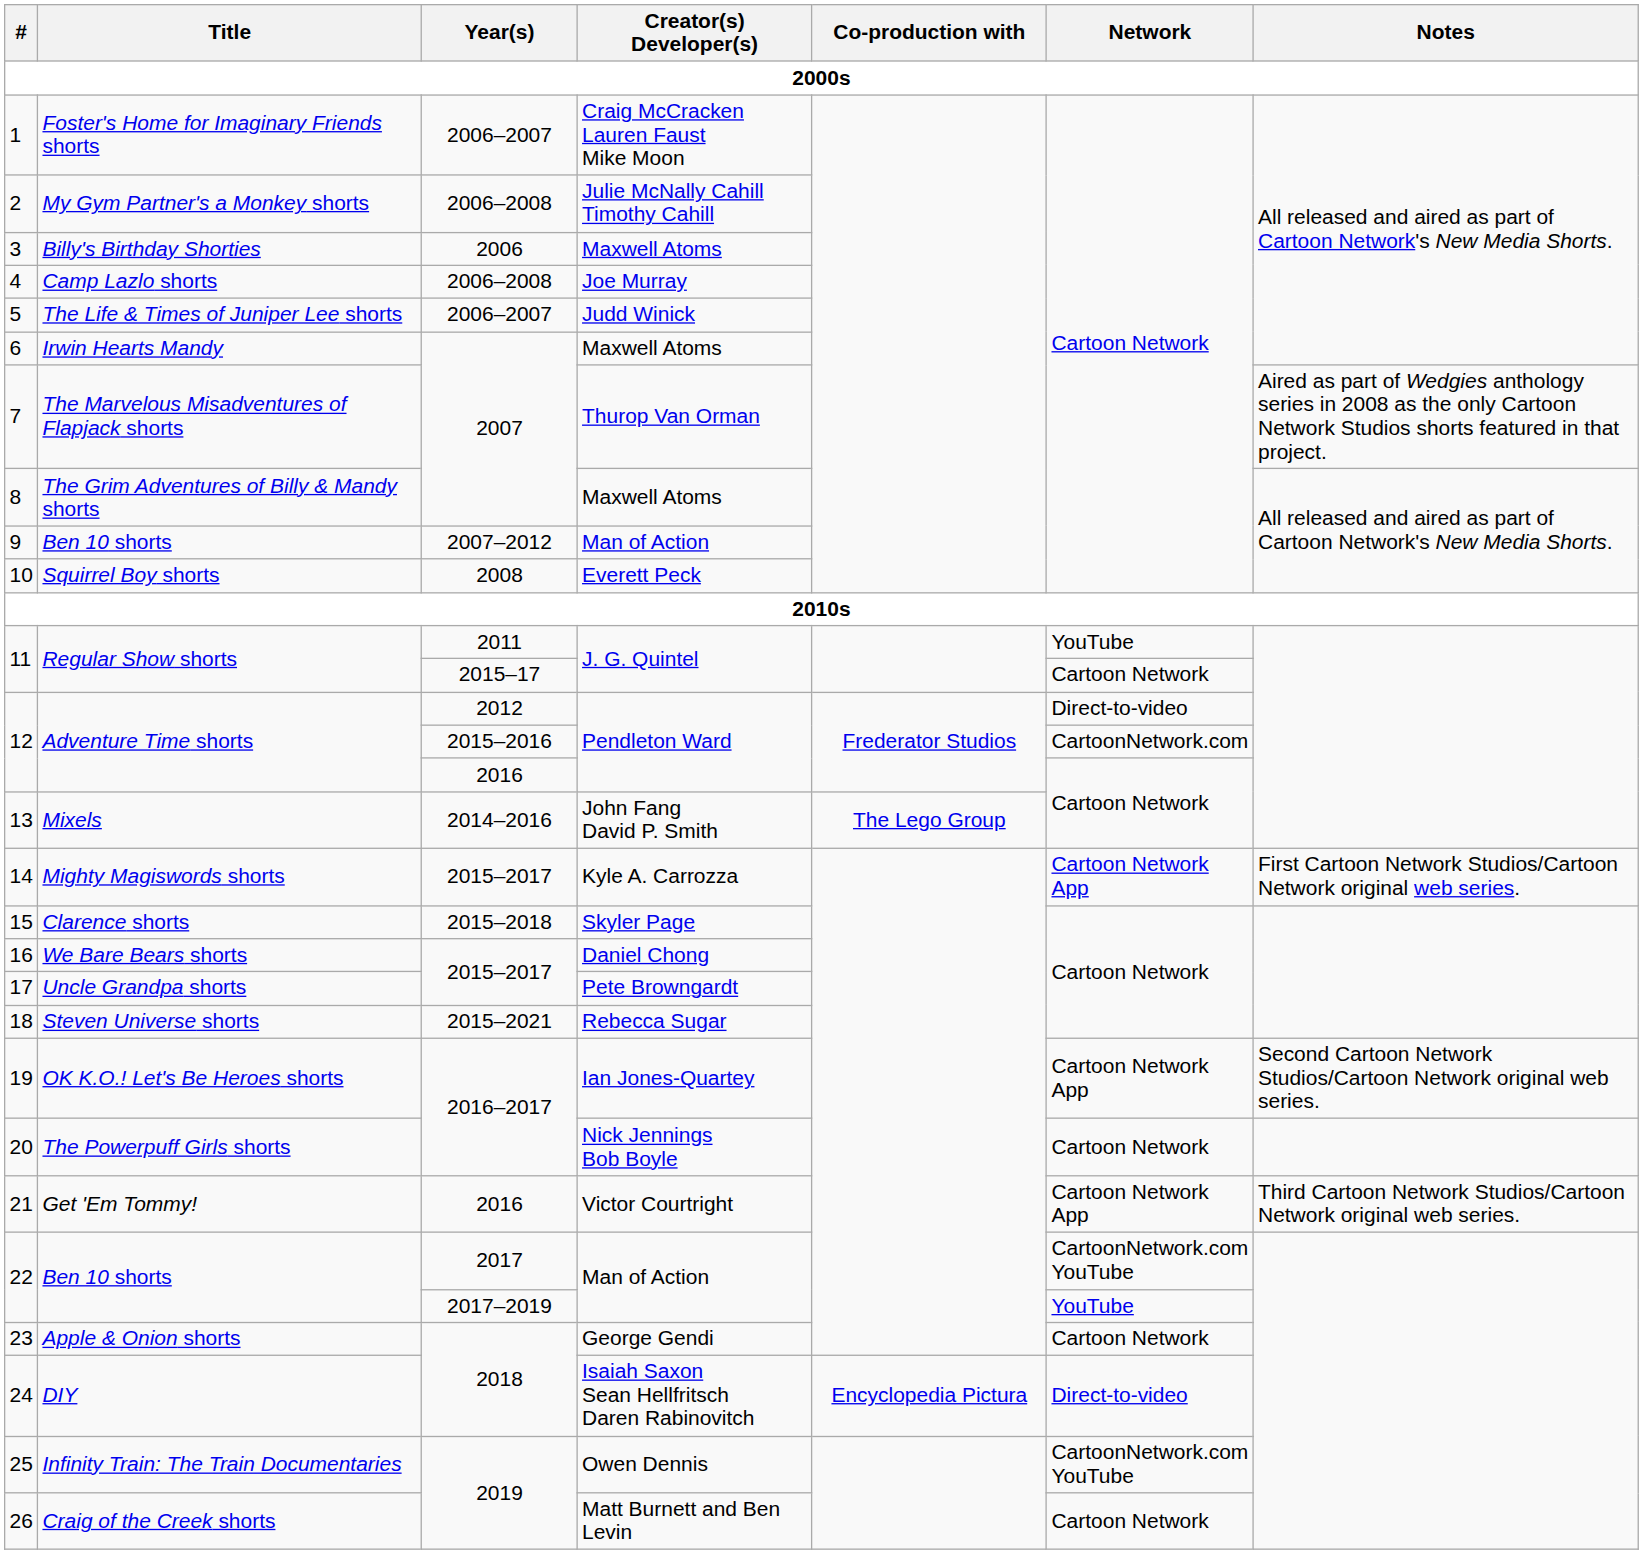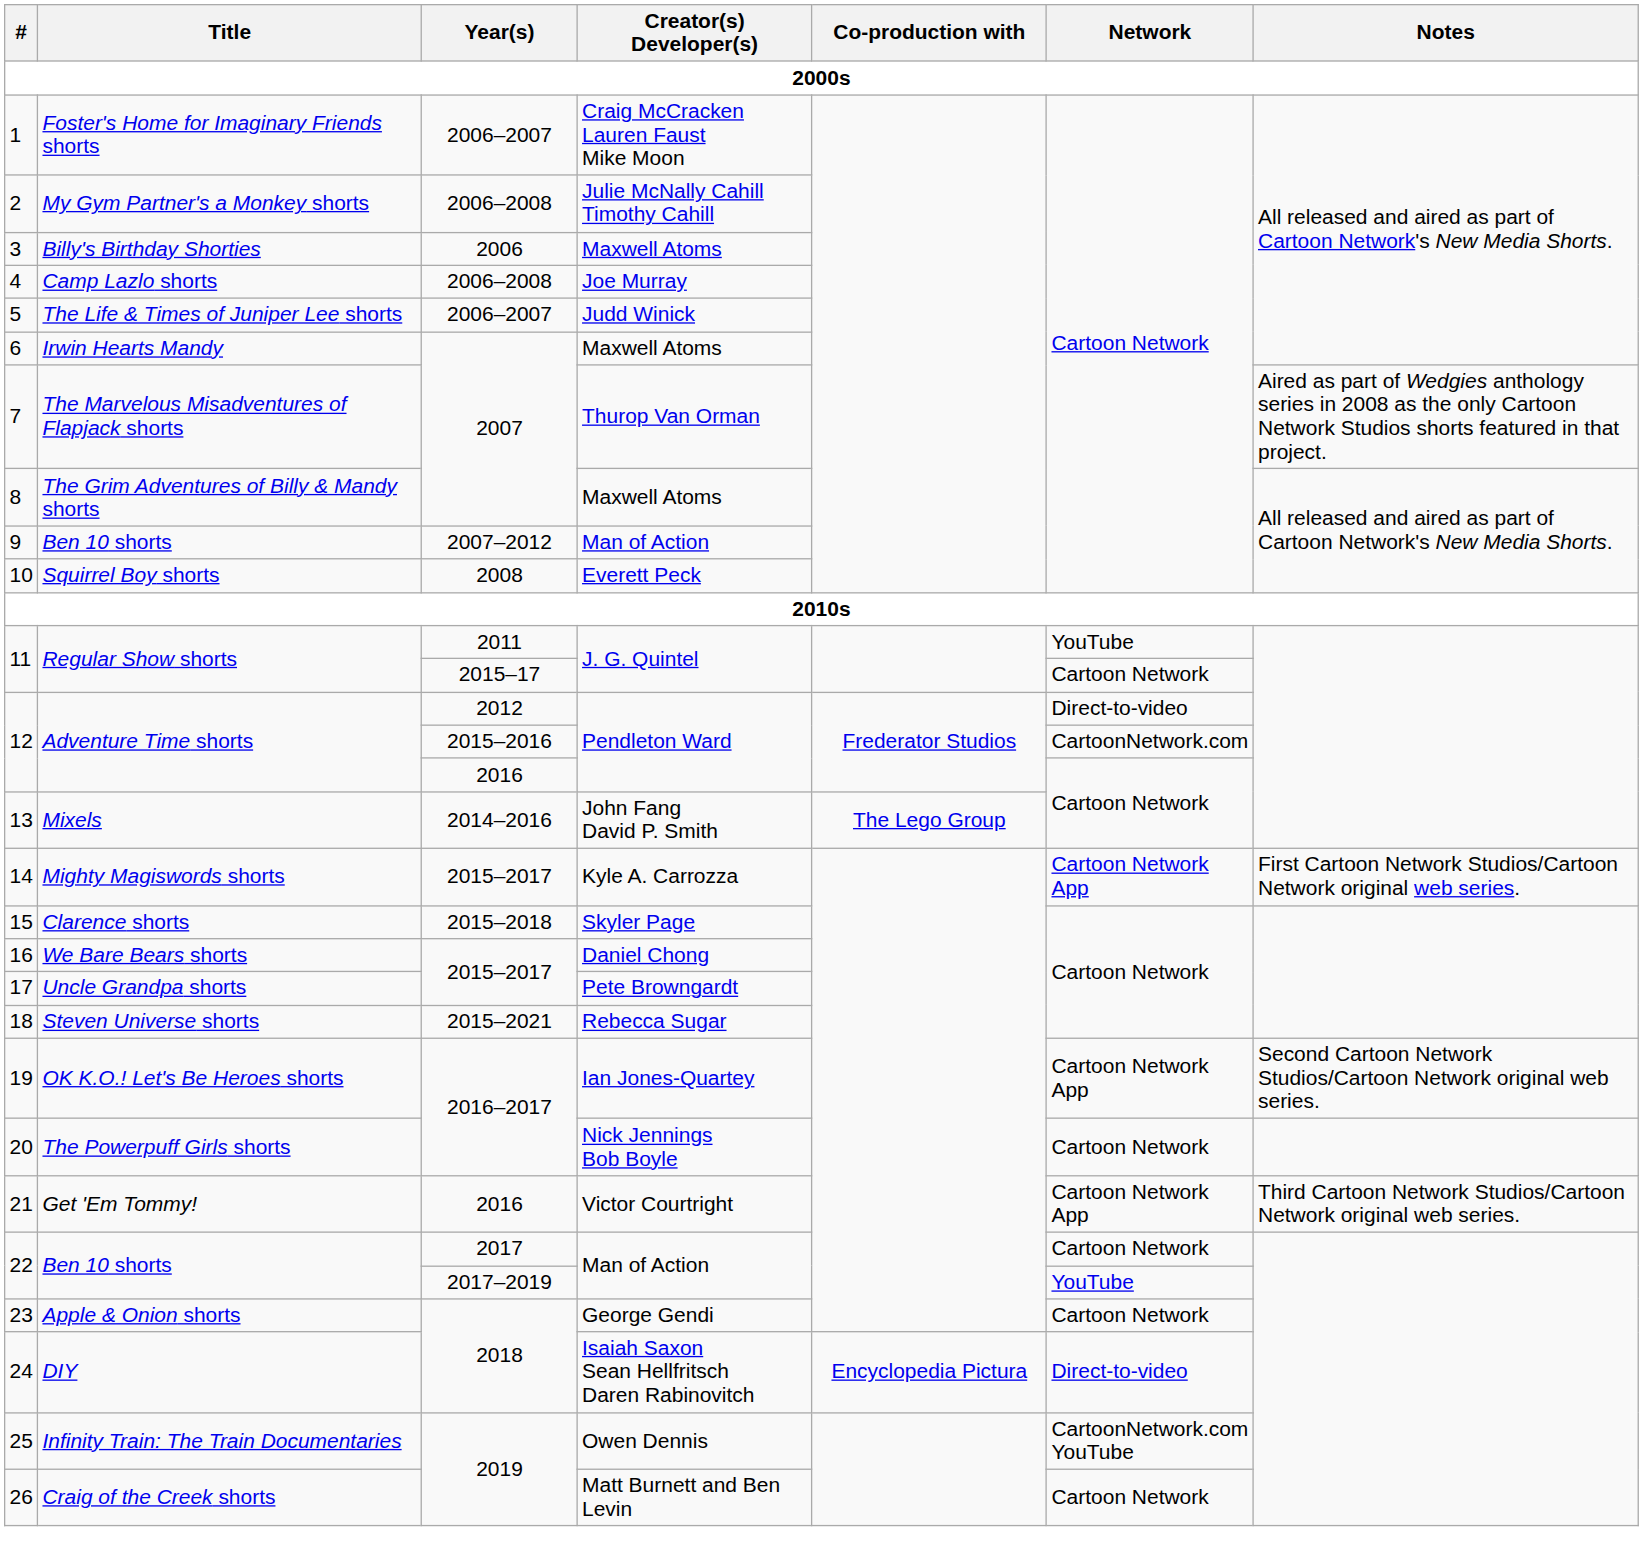(1150, 1260) CartoonNetwork.com YouTube -> (1130, 1248) Cartoon Network
